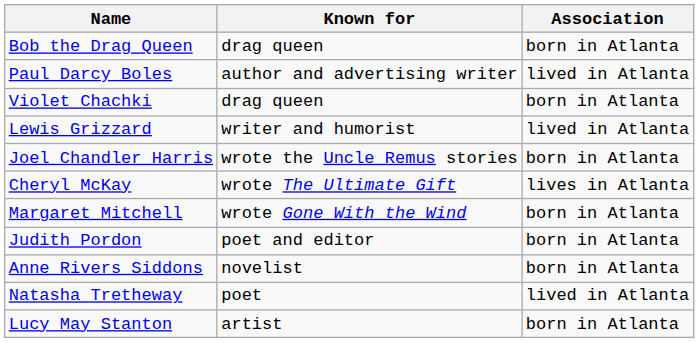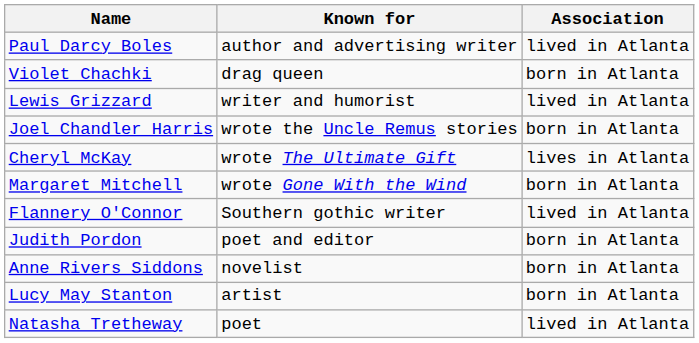- row: (101, 46)
+ row: (96, 213)
rows swapped: (90, 324) <-> (96, 296)
